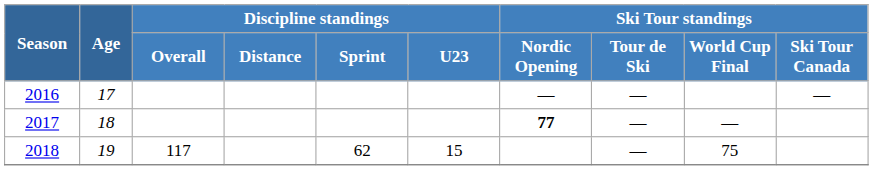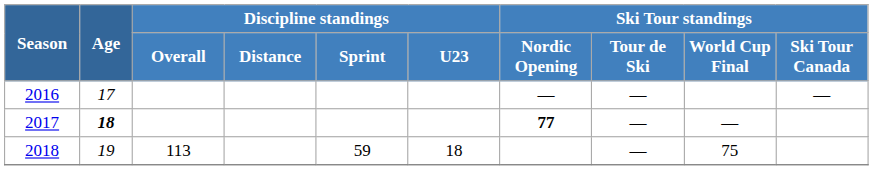(106, 123) normal -> (106, 123) bold
(178, 151) 117 -> (178, 151) 113
(362, 151) 62 -> (362, 151) 59
(454, 151) 15 -> (454, 151) 18
